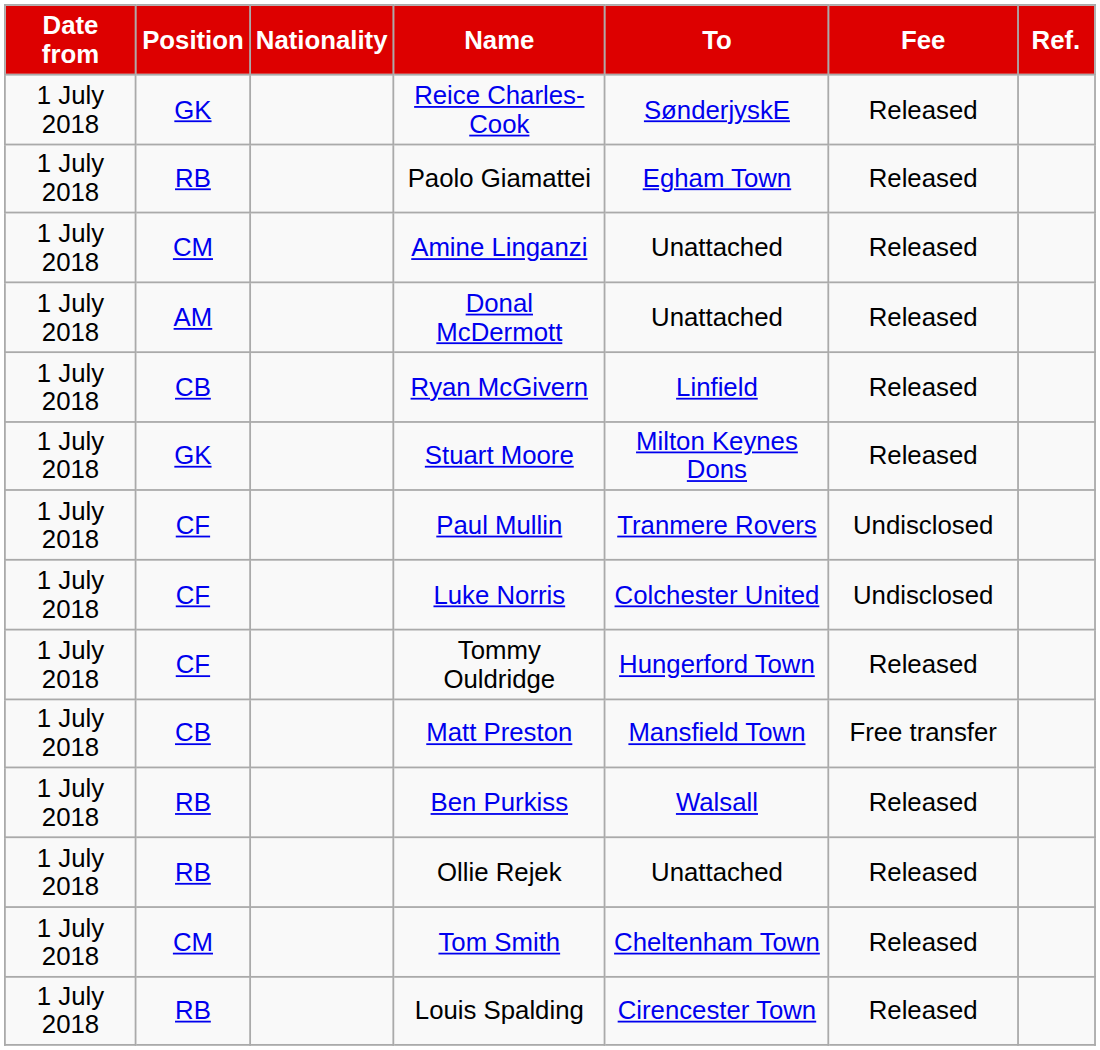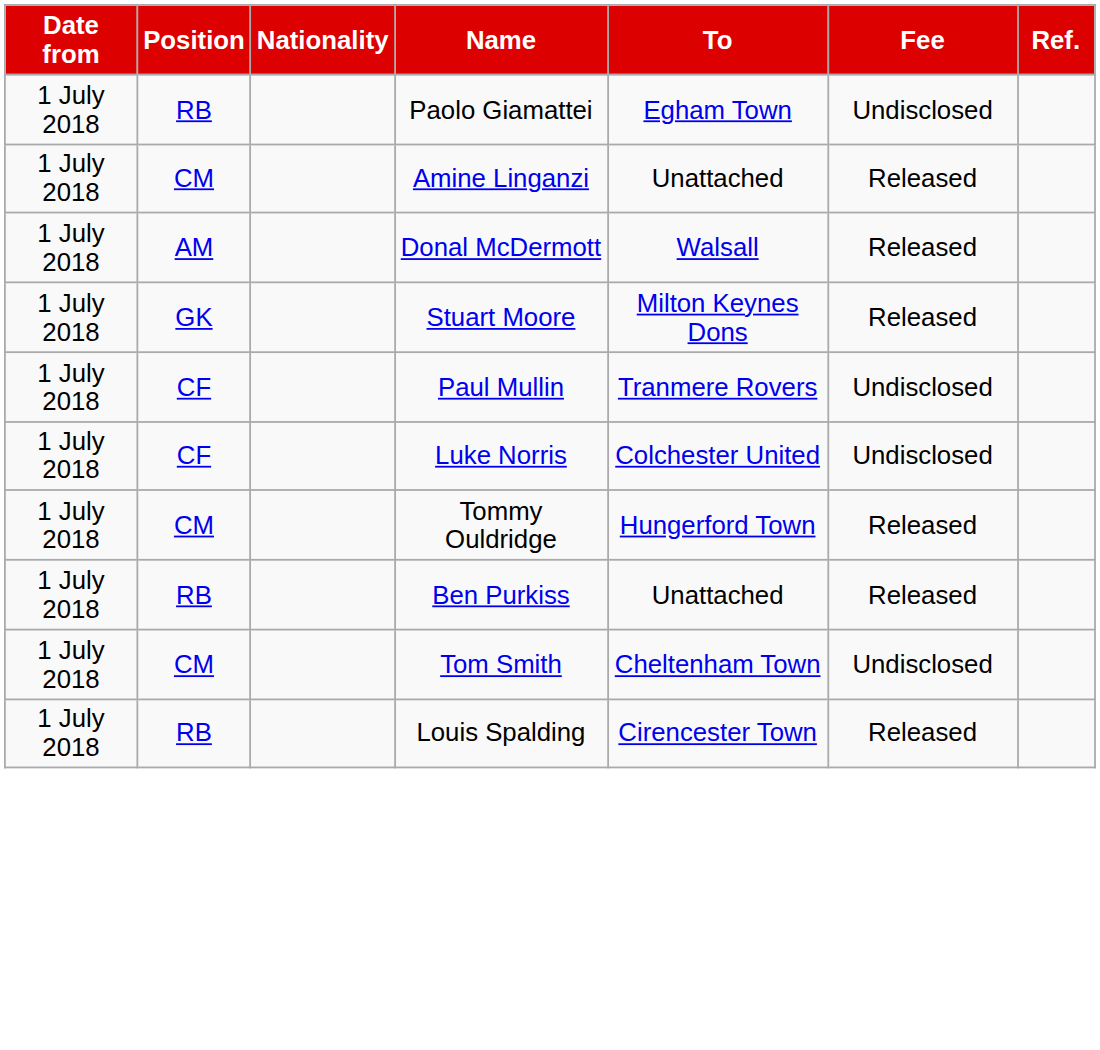- row: (499, 109)
(923, 179) Released -> (923, 109) Undisclosed
(717, 317) Unattached -> (718, 248) Walsall
- row: (499, 387)
(193, 664) CF -> (194, 526) CM
- row: (499, 734)
(717, 803) Walsall -> (718, 595) Unattached
- row: (499, 872)
(923, 942) Released -> (923, 664) Undisclosed
